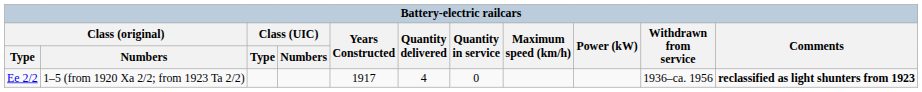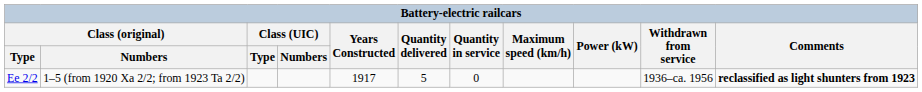(424, 78) 4 -> (424, 78) 5
